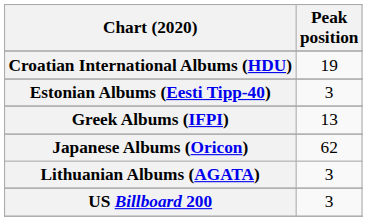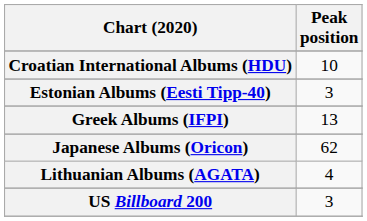(329, 65) 19 -> (329, 65) 10
(329, 174) 3 -> (329, 174) 4
